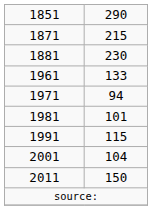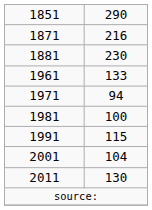(116, 35) 215 -> (116, 35) 216
(116, 116) 101 -> (116, 116) 100
(116, 177) 150 -> (116, 177) 130
